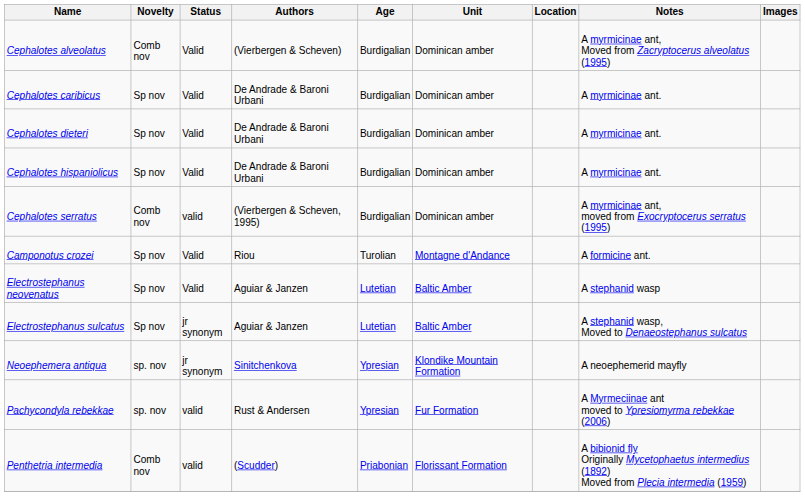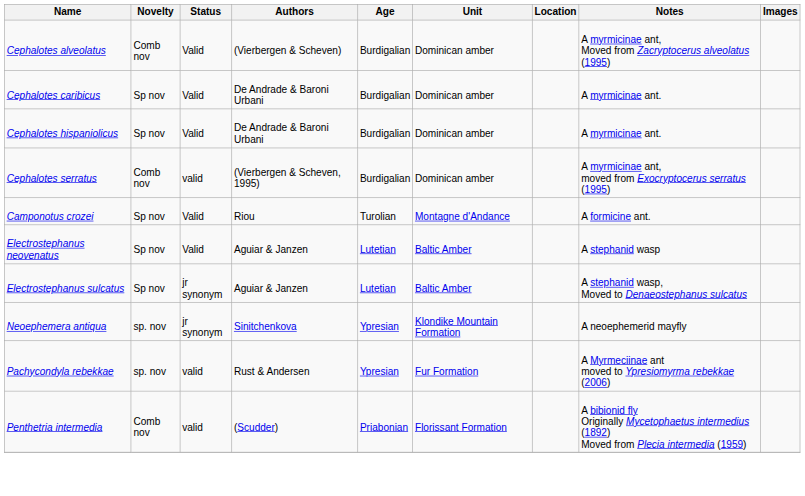- row: (47, 134)
